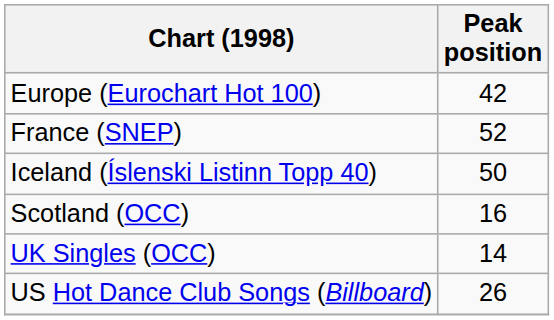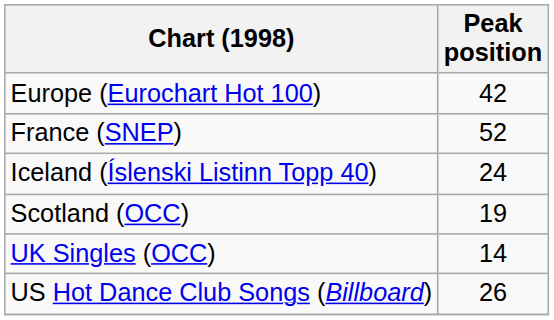(493, 173) 50 -> (493, 173) 24
(493, 213) 16 -> (493, 213) 19
